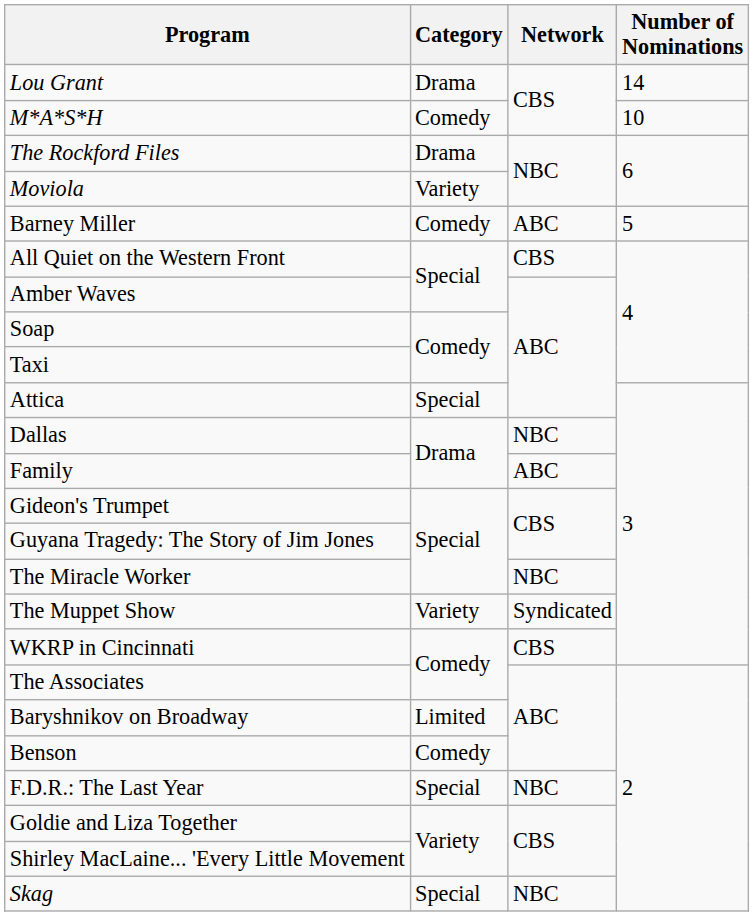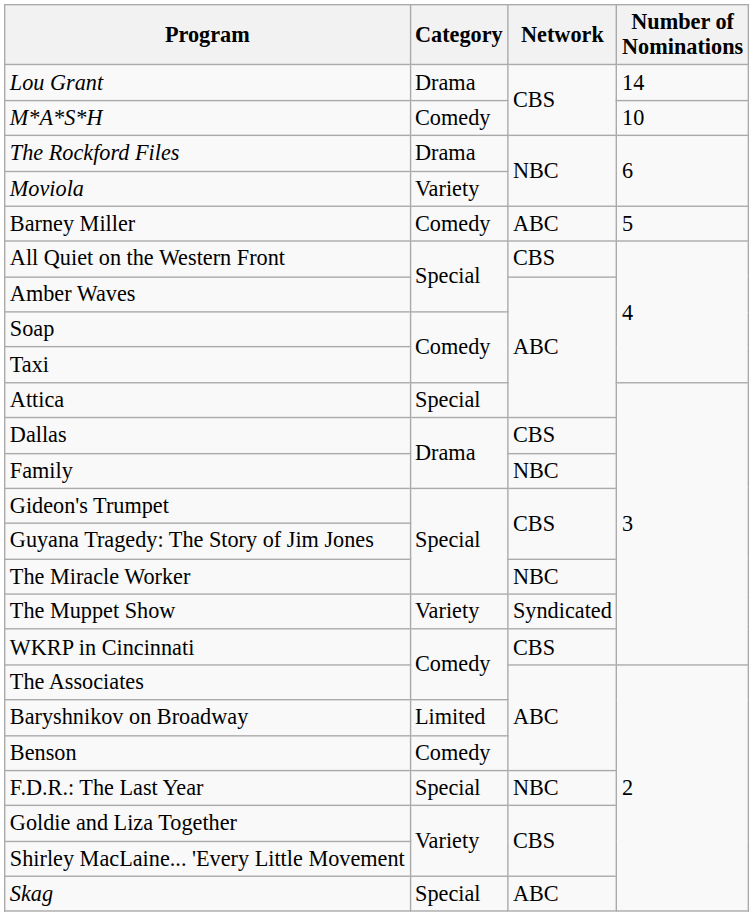(536, 435) NBC -> (534, 435) CBS
(536, 470) ABC -> (536, 470) NBC
(536, 893) NBC -> (536, 893) ABC
